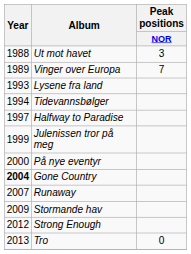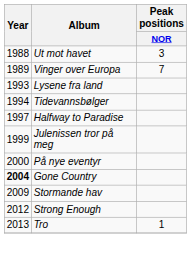- row: (55, 193)
(162, 241) 0 -> (162, 225) 1
